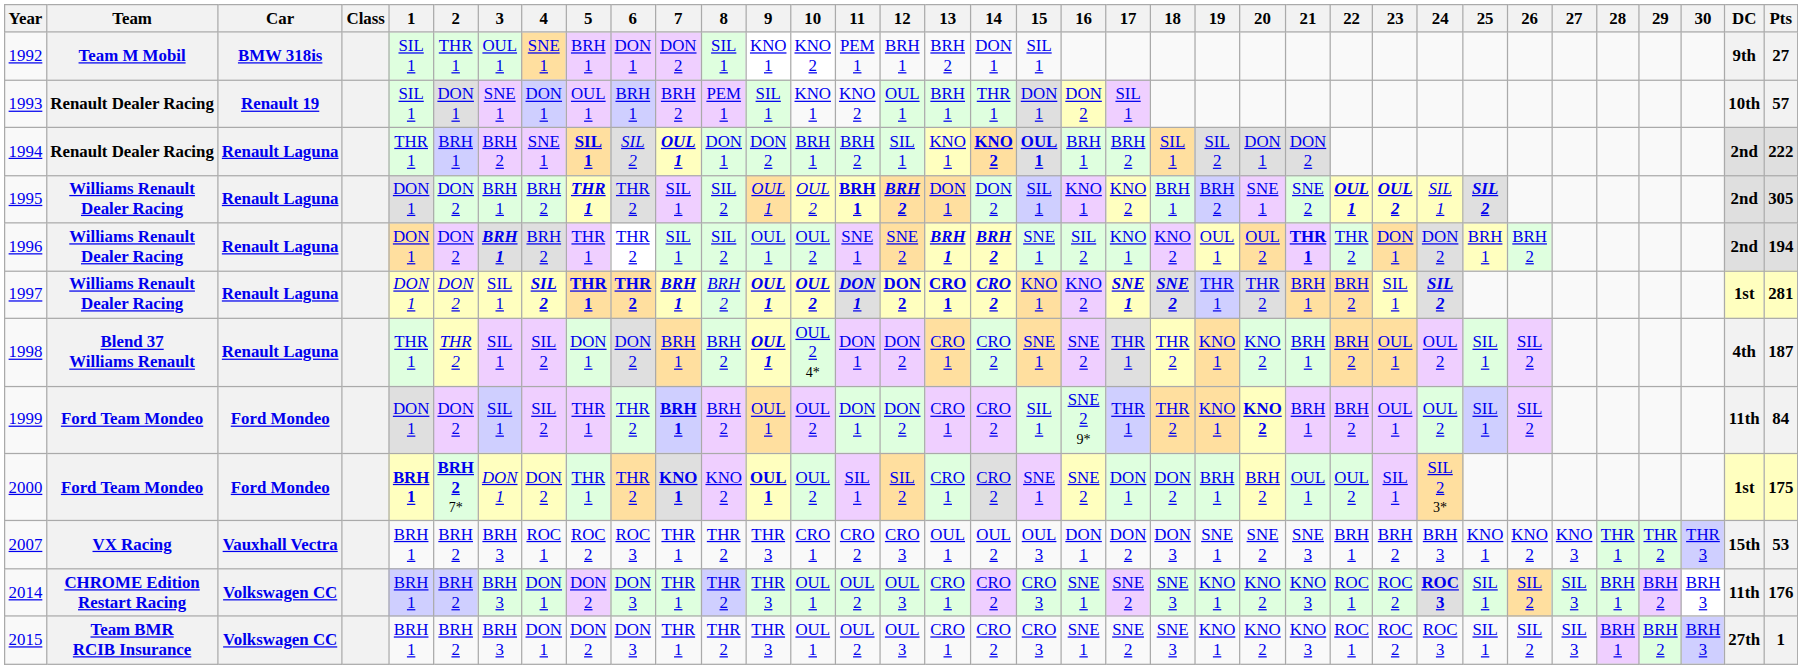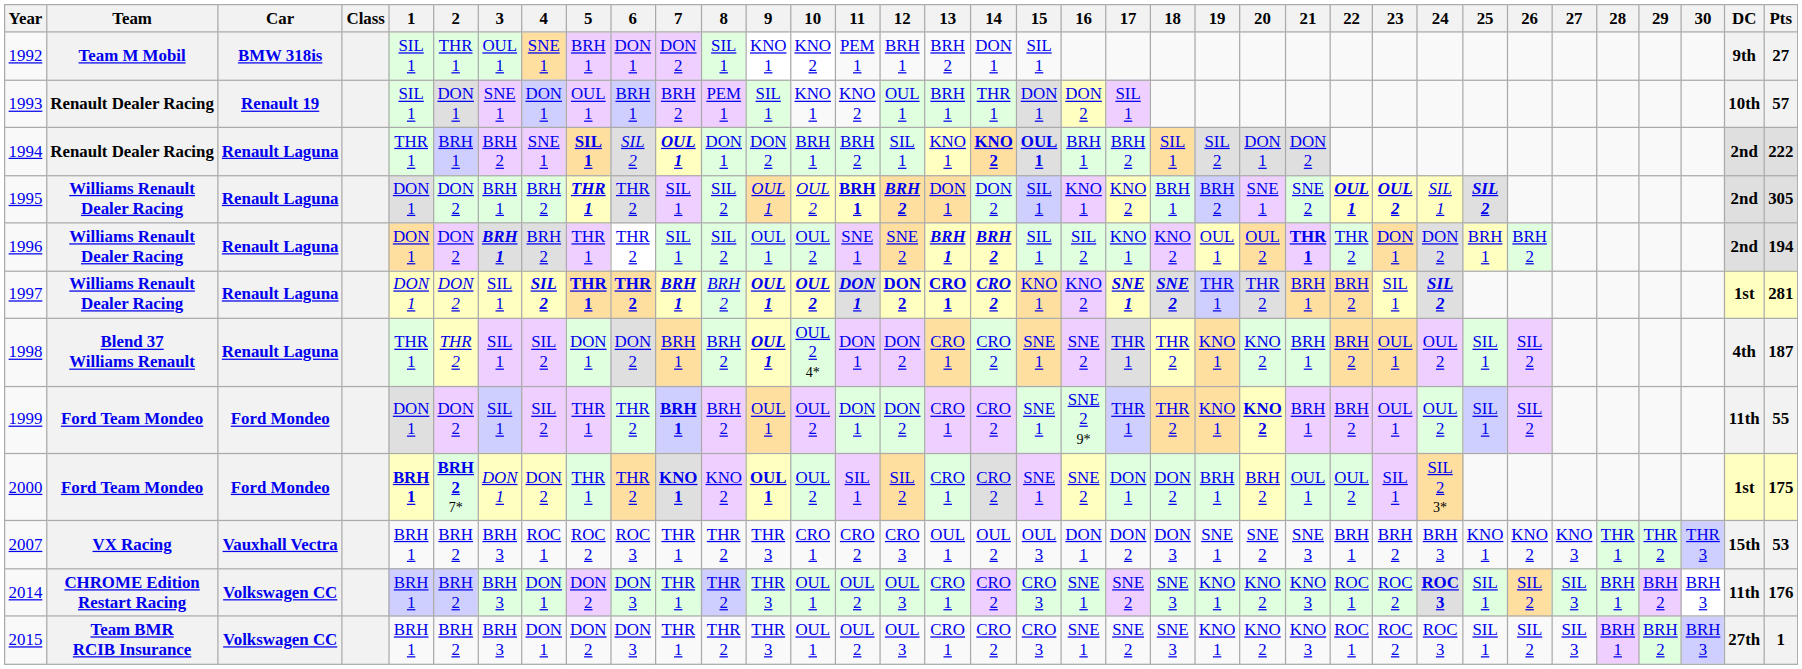(1039, 246) SNE 1 -> (1039, 246) SIL 1
(1039, 419) SIL 1 -> (1039, 419) SNE 1
(1781, 419) 84 -> (1781, 419) 55
